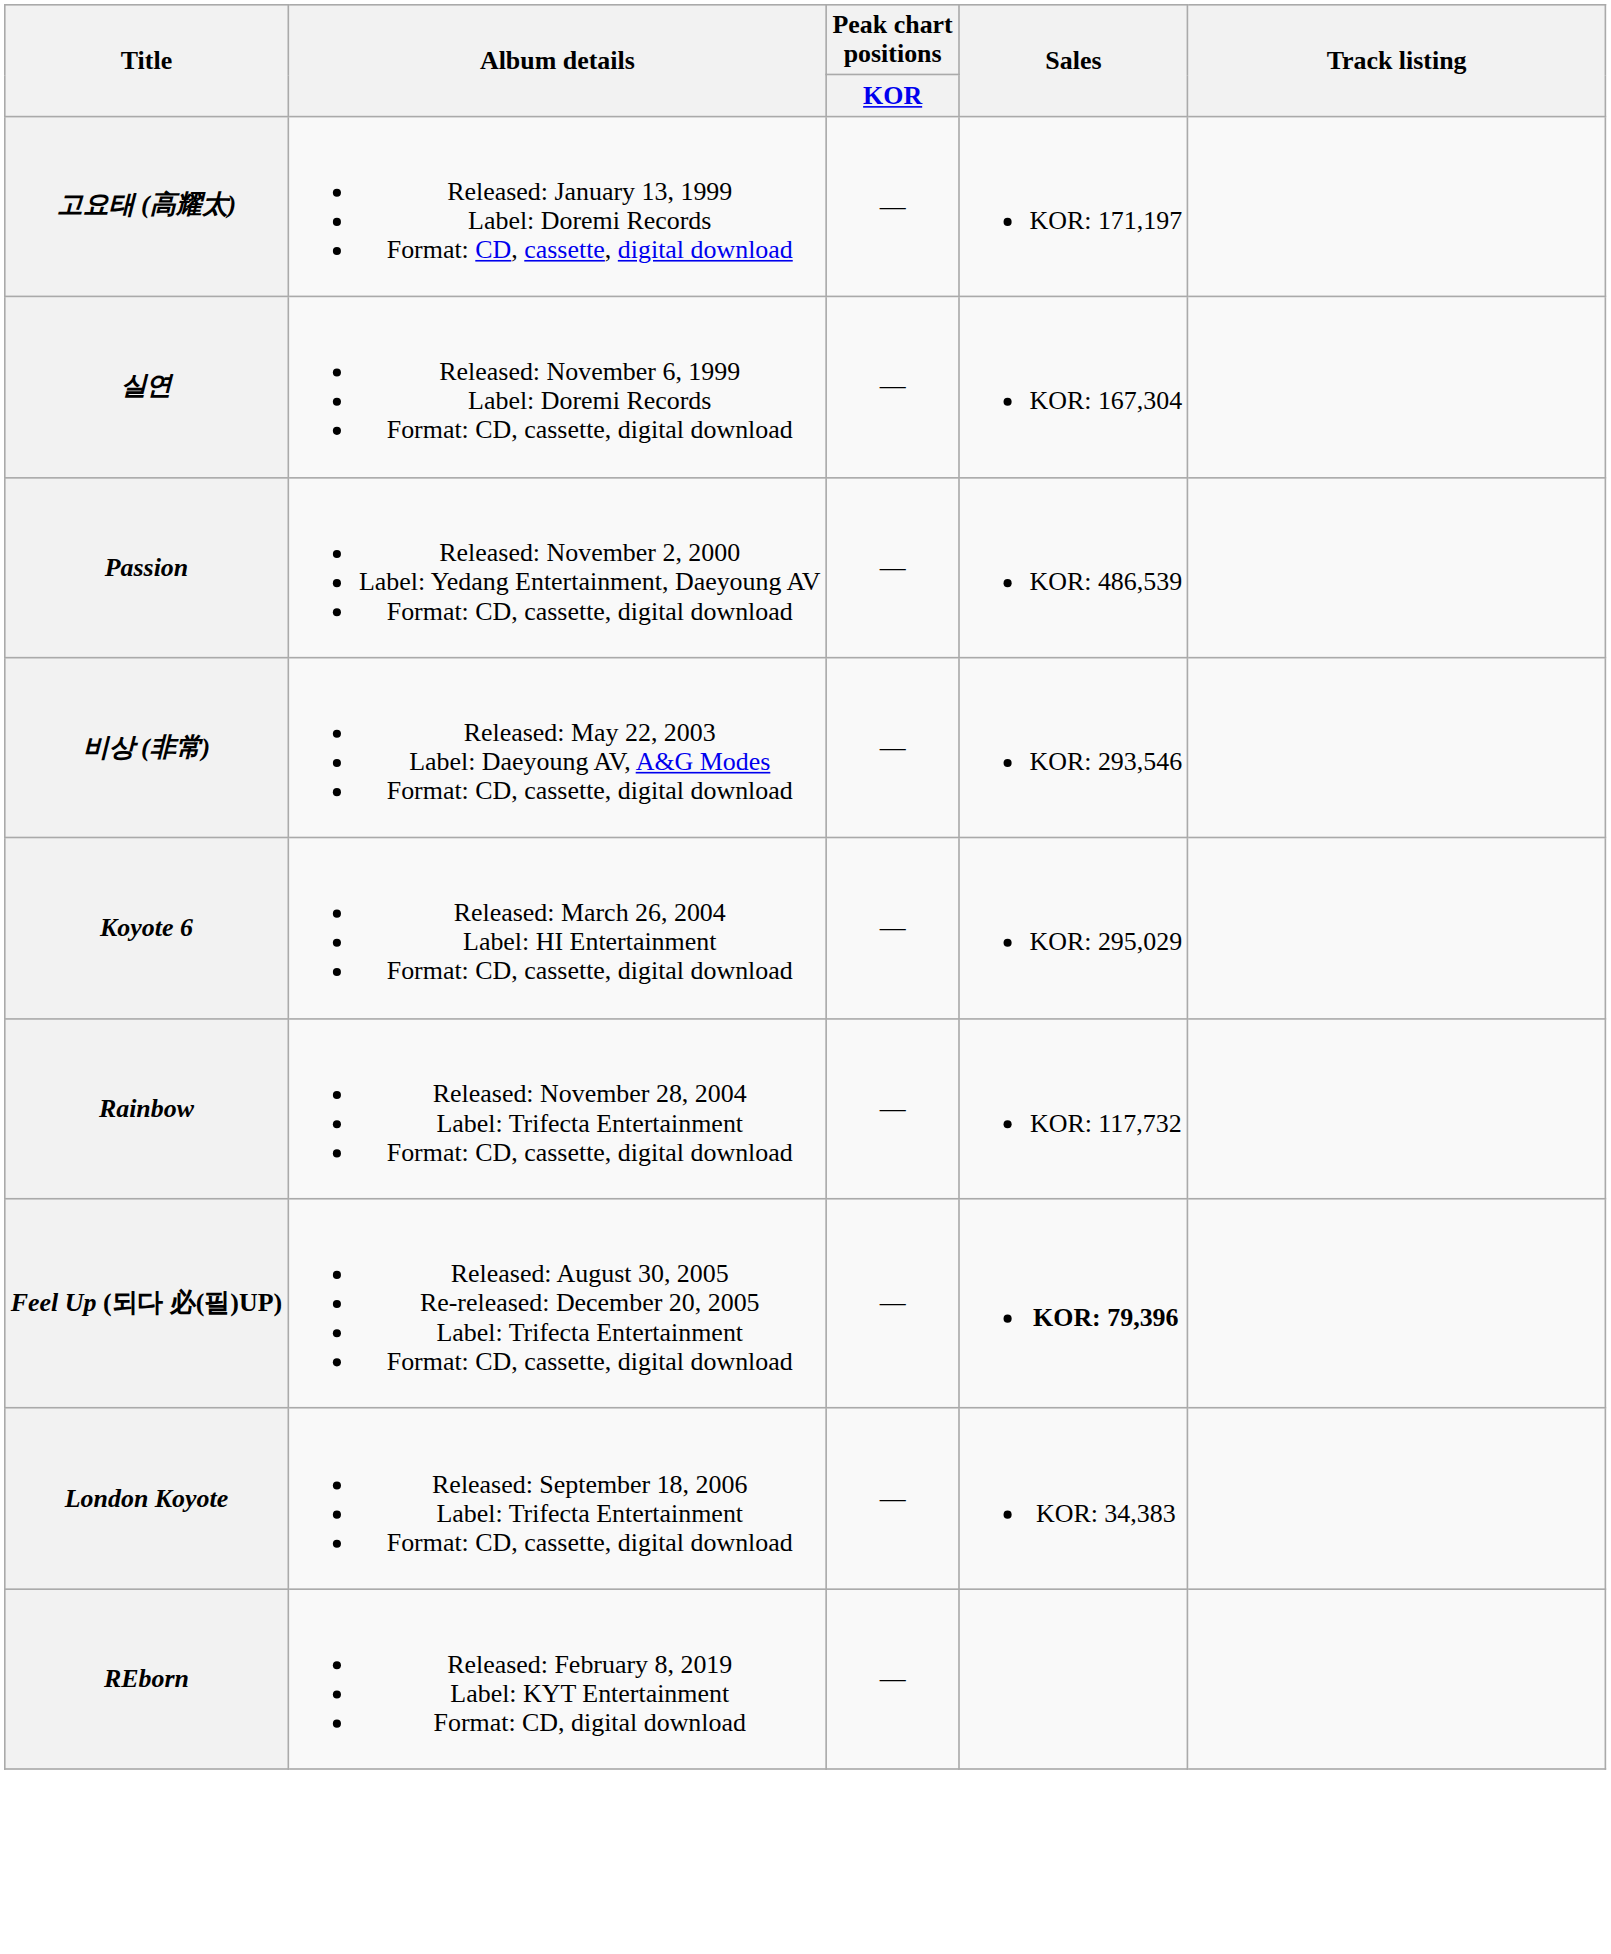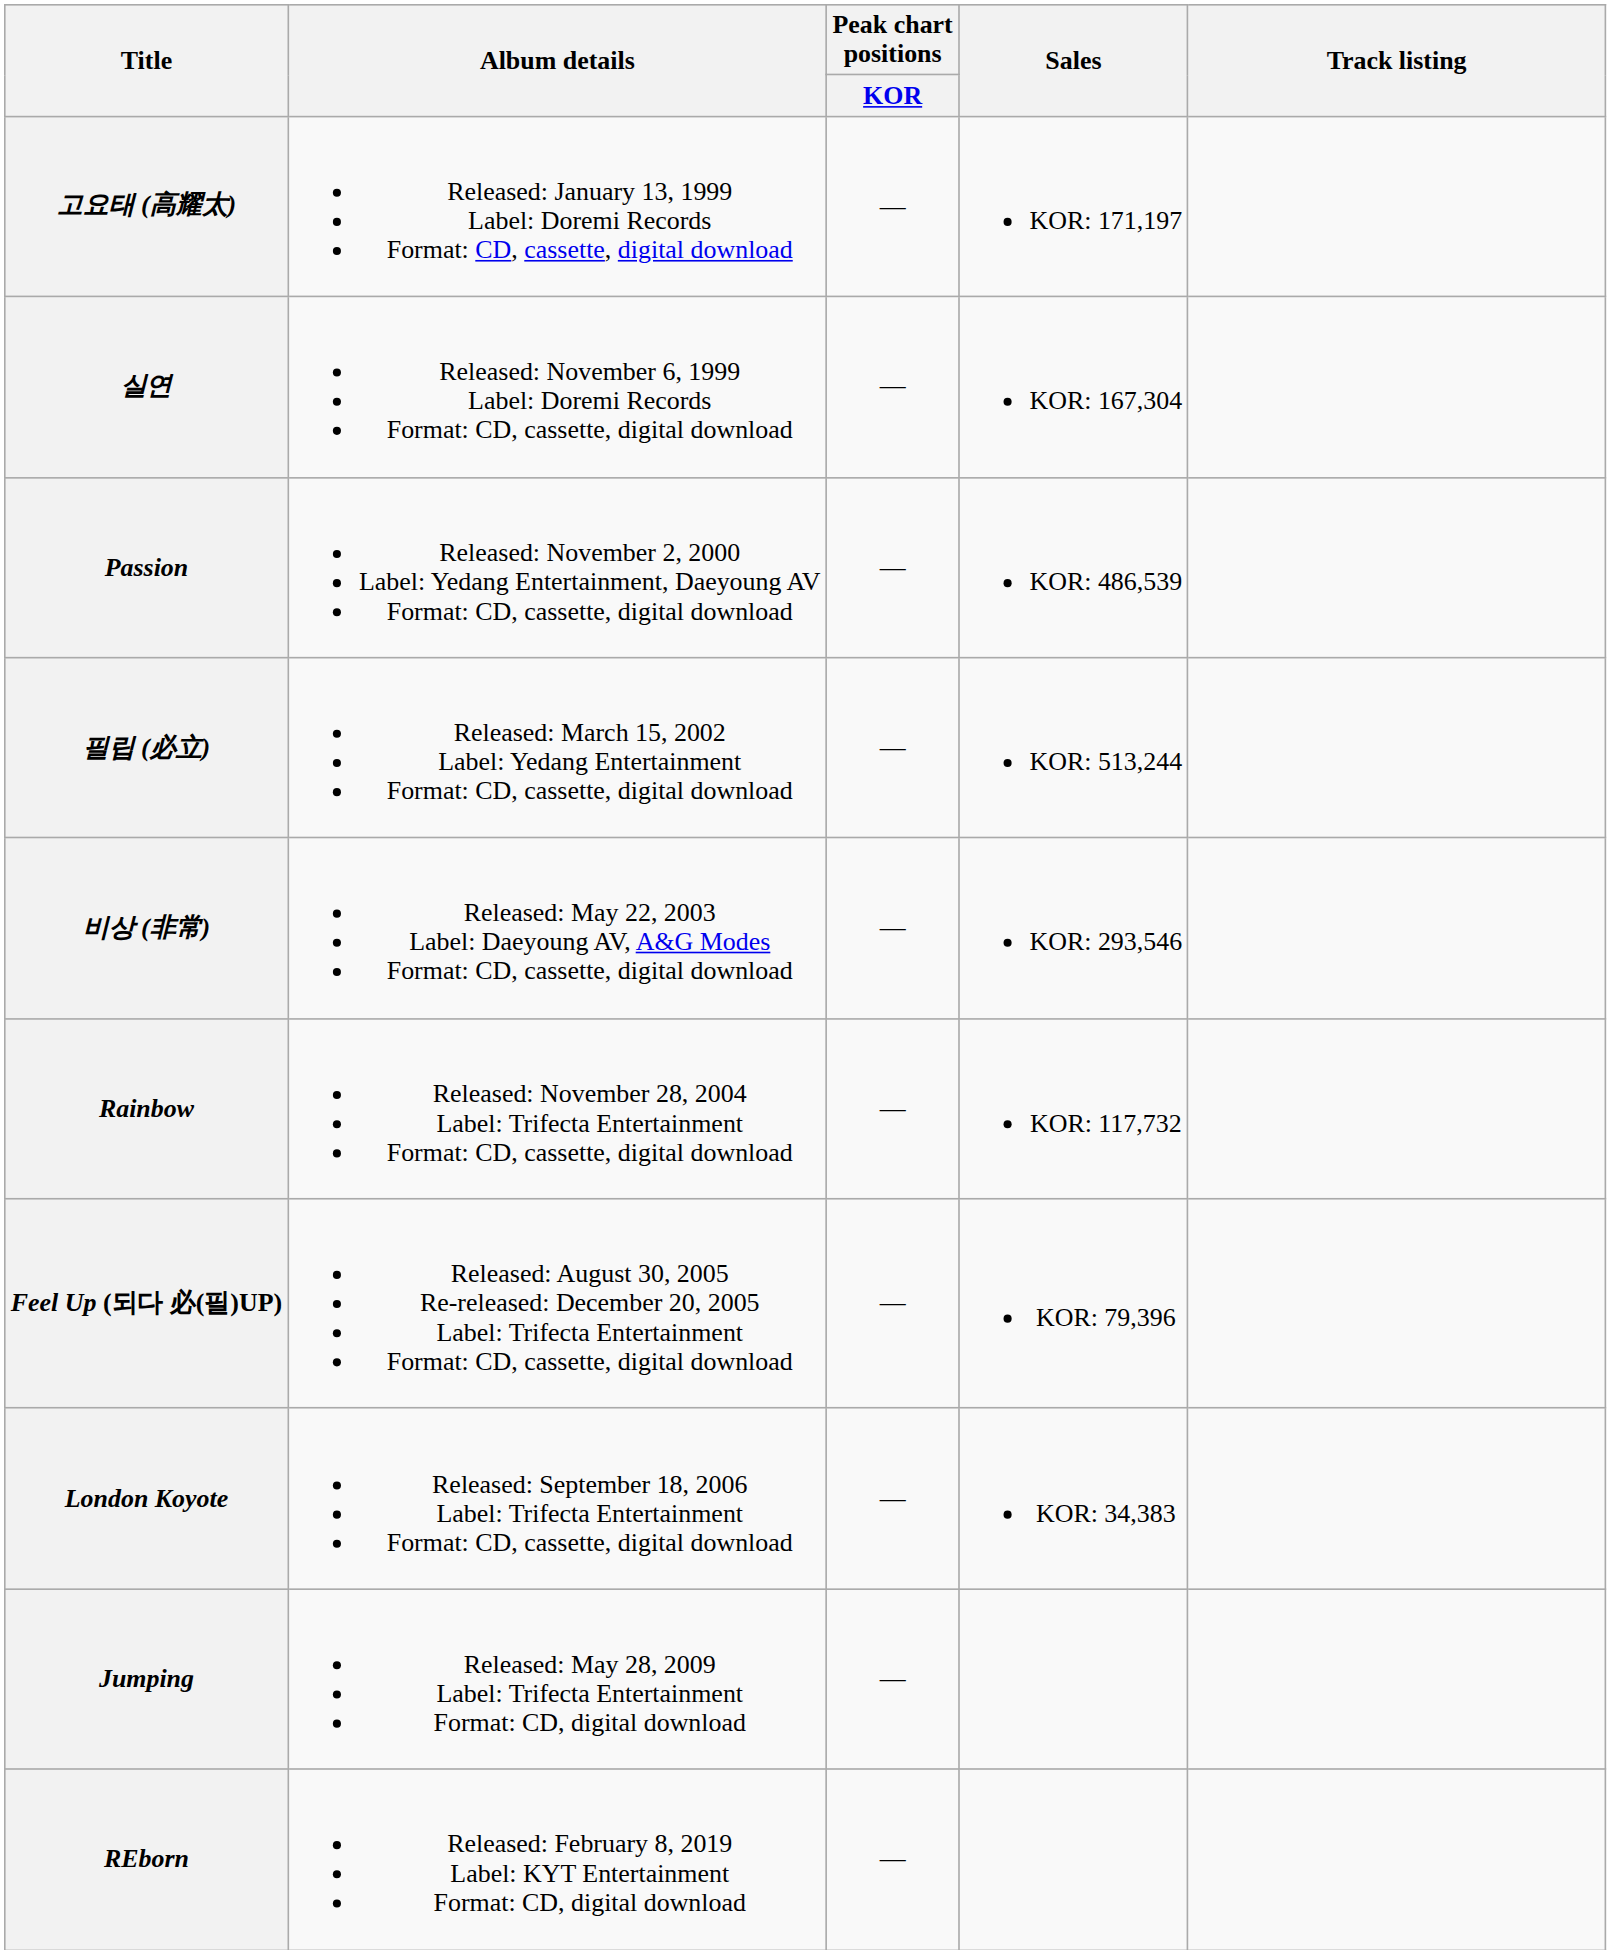+ row: (146, 746)
- row: (146, 927)
(1073, 1318) bold -> (1073, 1318) normal
+ row: (146, 1678)
